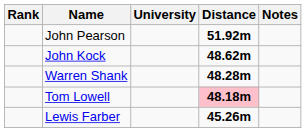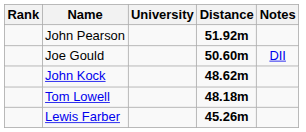+ row: (75, 55)
- row: (86, 76)
(229, 96) pink background -> (227, 96) no background
